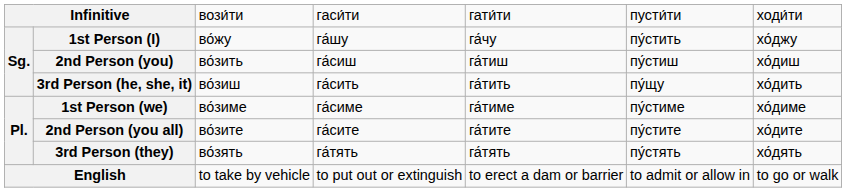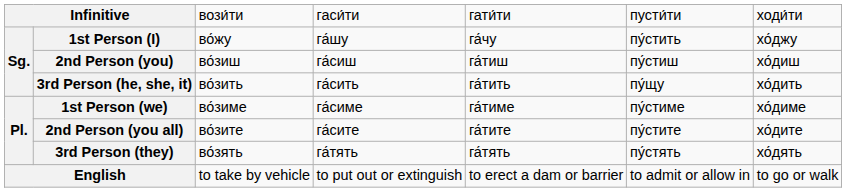(221, 61) во́зить -> (220, 61) во́зиш
(220, 84) во́зиш -> (221, 84) во́зить
